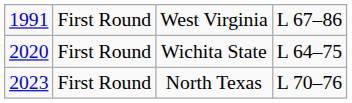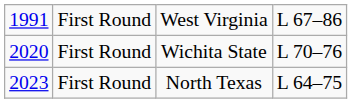(309, 51) L 64–75 -> (309, 51) L 70–76
(309, 82) L 70–76 -> (309, 82) L 64–75
